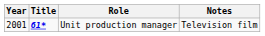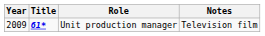(17, 25) 2001 -> (17, 25) 2009
